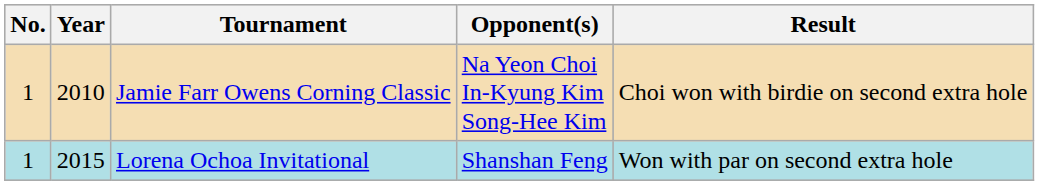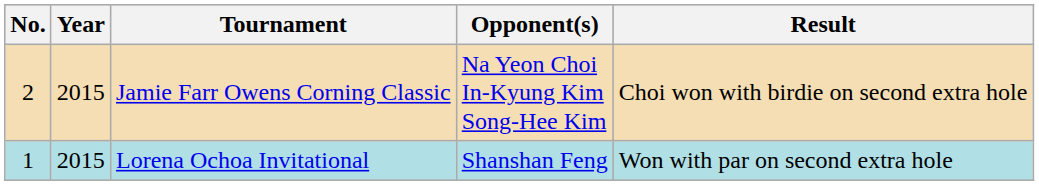(28, 92) 1 -> (28, 92) 2
(81, 92) 2010 -> (81, 92) 2015
